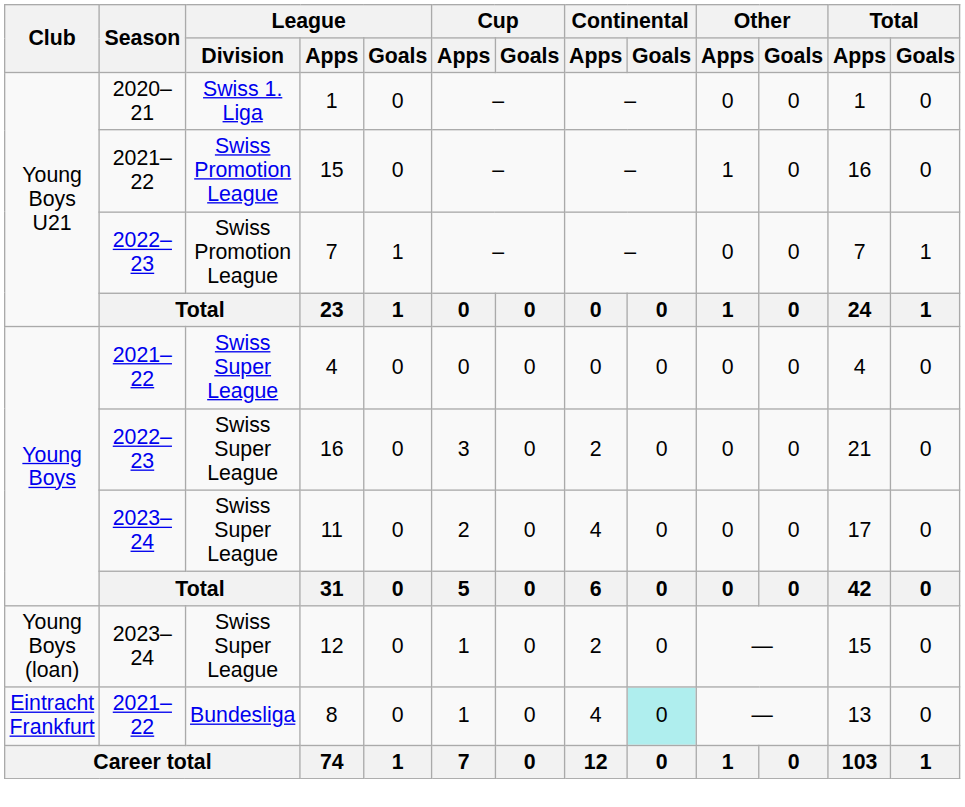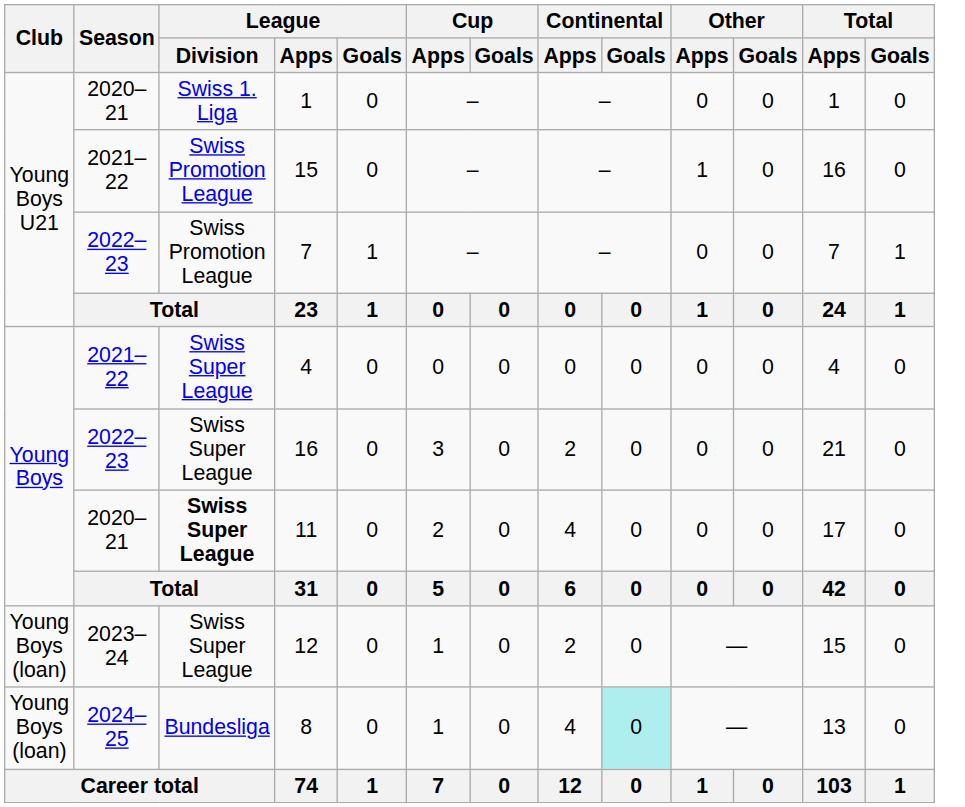(142, 530) 2023–24 -> (117, 530) 2020–21
(243, 530) normal -> (217, 530) bold
(52, 715) Eintracht Frankfurt -> (39, 727) Young Boys (loan)
(142, 715) 2021–22 -> (117, 727) 2024–25
